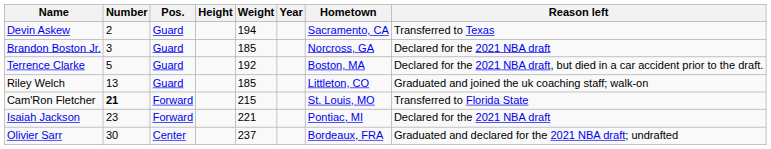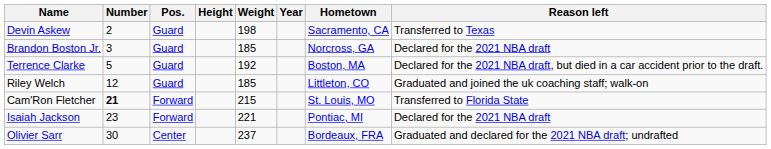(247, 30) 194 -> (247, 30) 198
(112, 83) 13 -> (112, 83) 12
